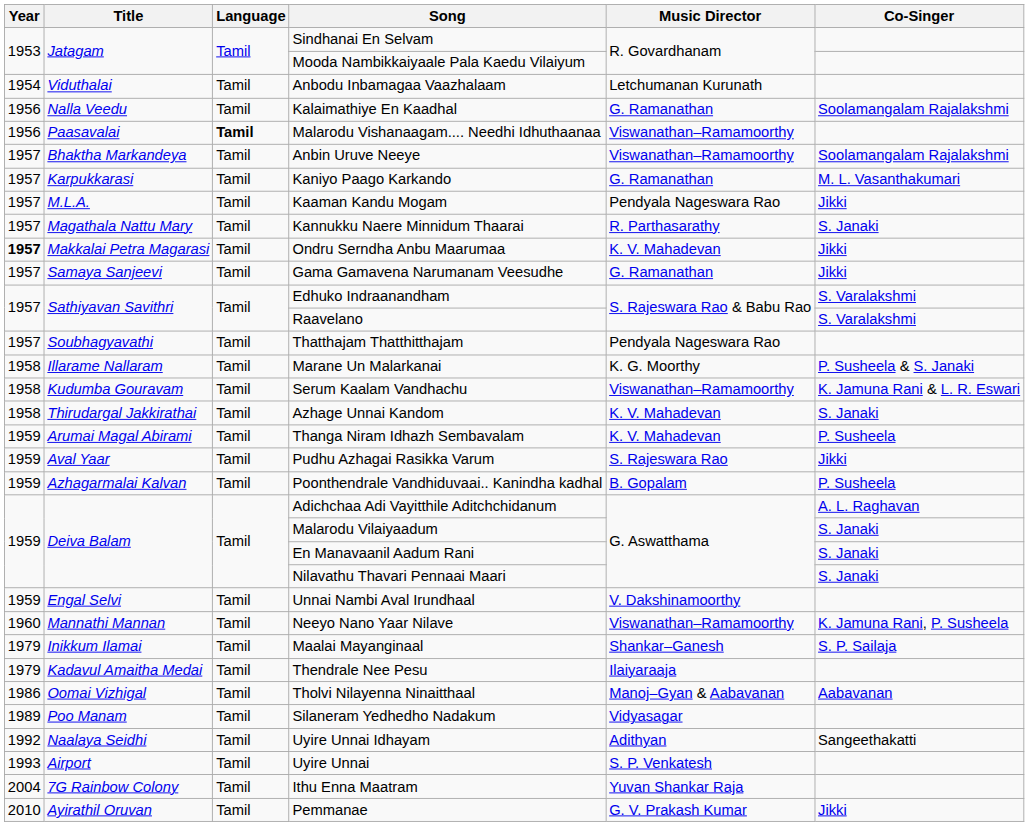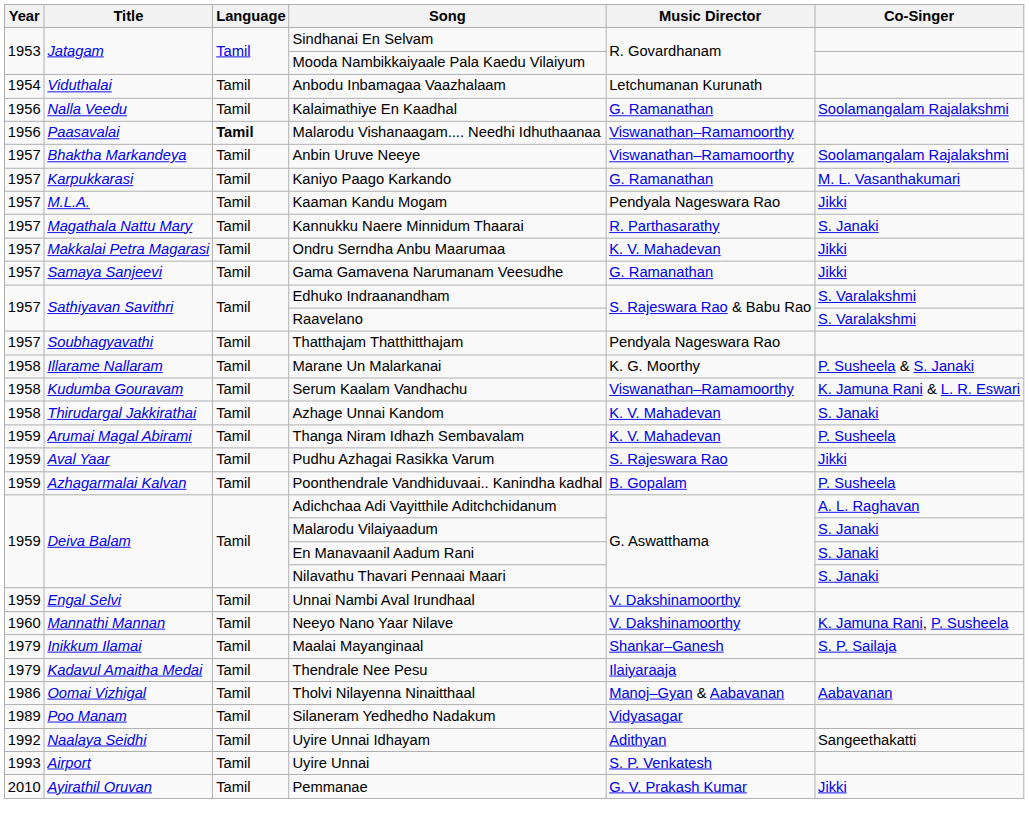(24, 249) bold -> (24, 249) normal
(701, 623) Viswanathan–Ramamoorthy -> (675, 623) V. Dakshinamoorthy
- row: (355, 786)
